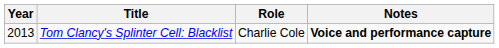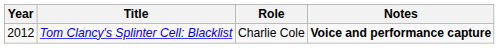(21, 33) 2013 -> (21, 33) 2012
